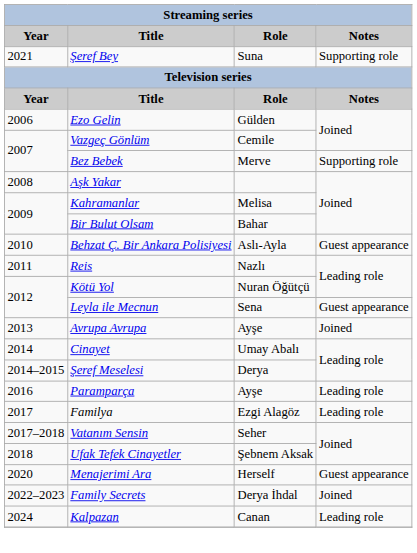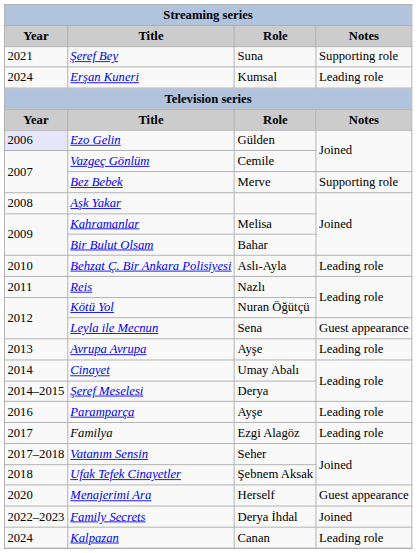+ row: (105, 78)
(20, 119) no background -> (20, 140) lavender background
(364, 245) Guest appearance -> (351, 266) Leading role
(336, 328) Joined -> (351, 349) Leading role
